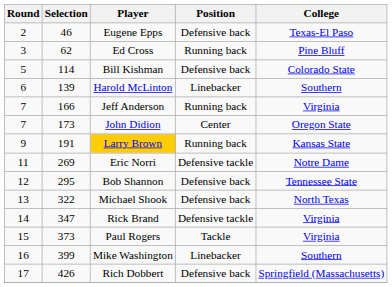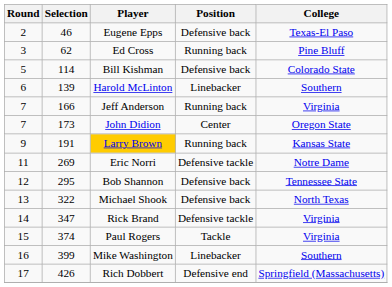(66, 236) 373 -> (66, 236) 374
(216, 273) Defensive back -> (216, 273) Defensive end
